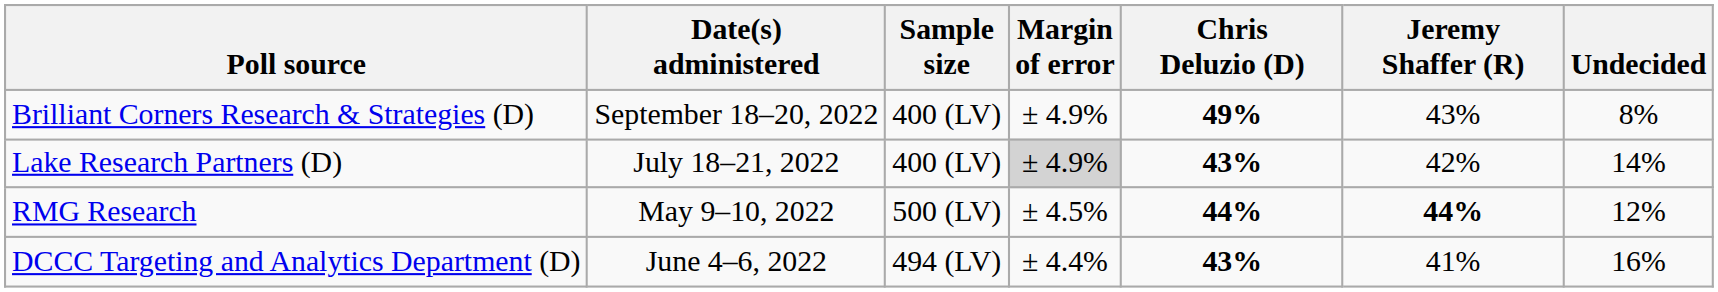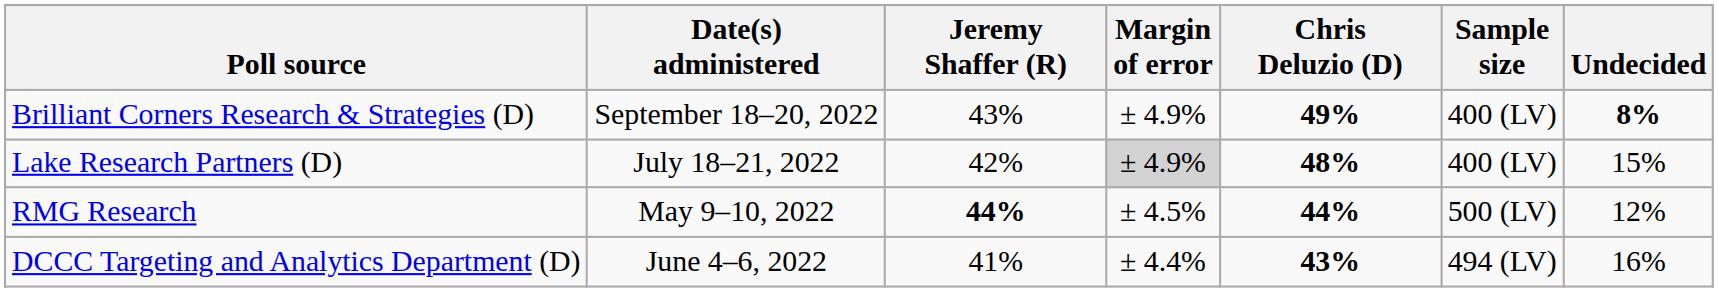columns swapped: (947, 47) <-> (1453, 47)
(1638, 113) normal -> (1638, 113) bold
(1232, 162) 43% -> (1330, 162) 48%
(1639, 162) 14% -> (1639, 162) 15%
